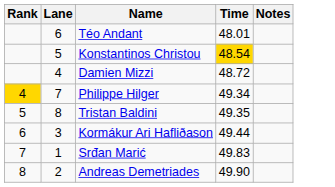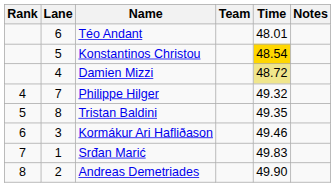+ column: (235, 14)
(234, 73) no background -> (272, 73) khaki background
(23, 93) gold background -> (23, 93) no background
(234, 93) 49.34 -> (272, 93) 49.32
(234, 133) 49.44 -> (272, 133) 49.46
